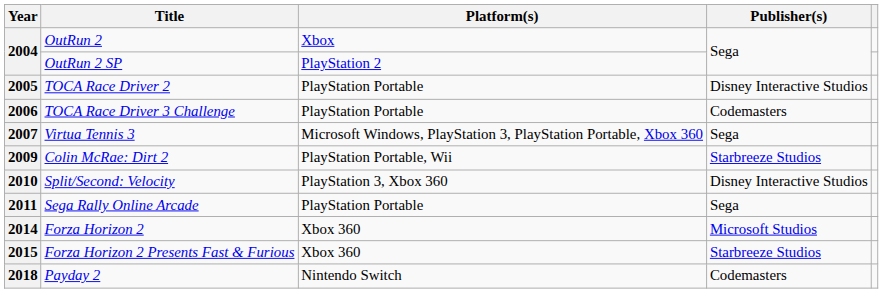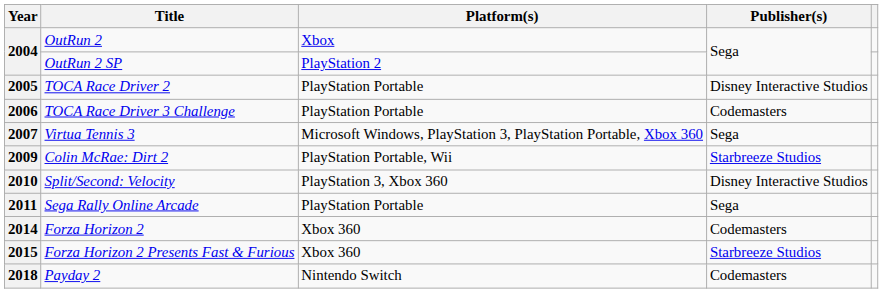(763, 228) Microsoft Studios -> (748, 228) Codemasters
